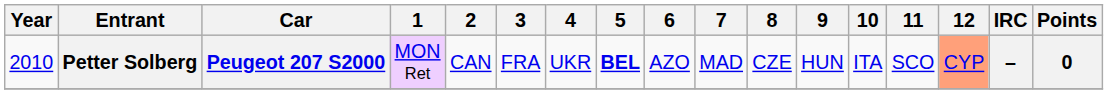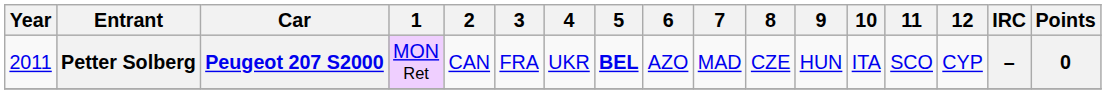(31, 62) 2010 -> (31, 62) 2011
(964, 62) lightsalmon background -> (963, 62) no background
